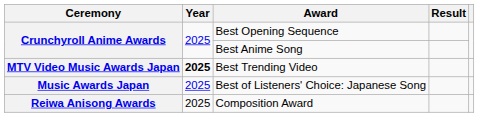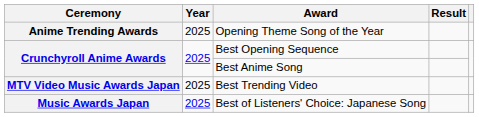+ row: (300, 31)
(198, 67) bold -> (198, 85) normal
- row: (264, 103)
